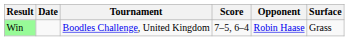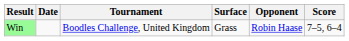columns swapped: (325, 12) <-> (232, 12)
